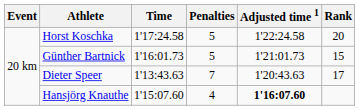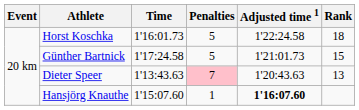(159, 37) 1'17:24.58 -> (159, 37) 1'16:01.73
(338, 37) 20 -> (338, 37) 18
(159, 56) 1'16:01.73 -> (159, 56) 1'17:24.58
(212, 76) no background -> (212, 76) pink background
(338, 76) 17 -> (338, 76) 13
(212, 95) 4 -> (212, 95) 1
